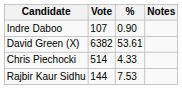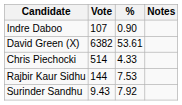+ row: (44, 92)
